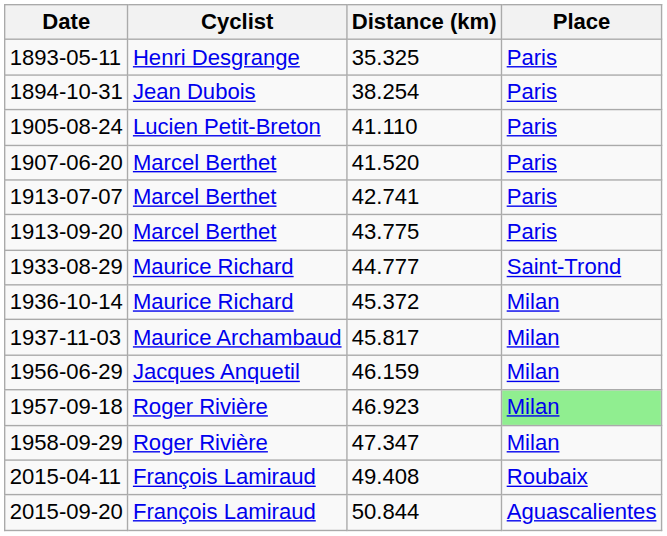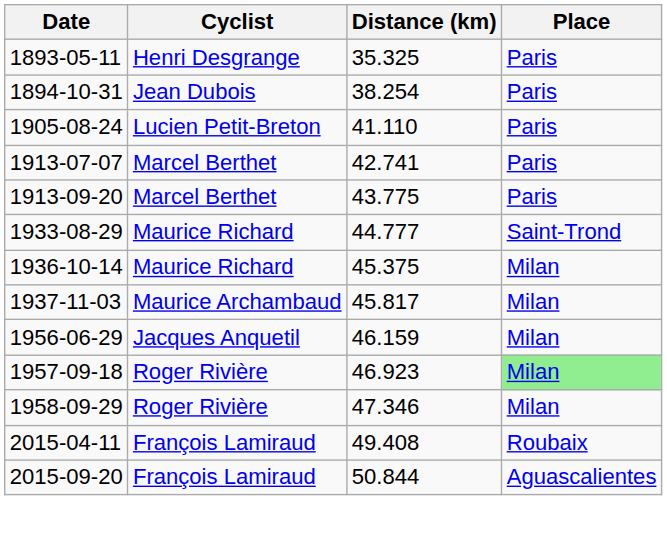- row: (66, 162)
(385, 302) 45.372 -> (385, 267) 45.375
(385, 442) 47.347 -> (385, 407) 47.346
